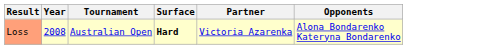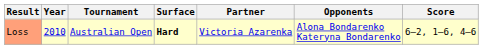+ column: (441, 12)
(55, 32) 2008 -> (55, 32) 2010
